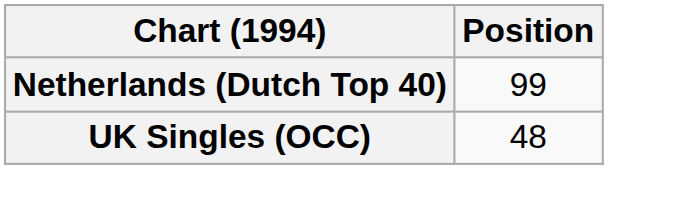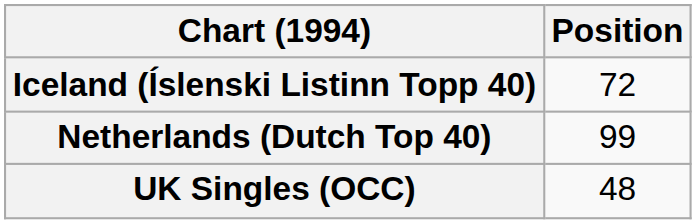+ row: (274, 84)
